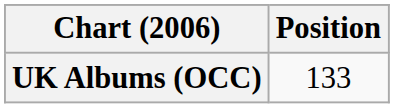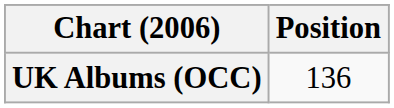(328, 77) 133 -> (328, 77) 136
